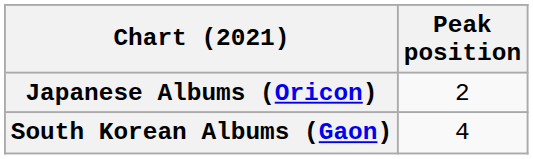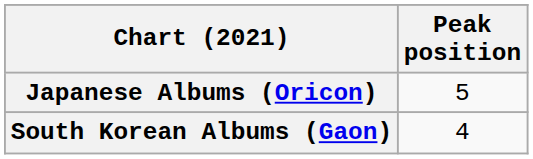(462, 93) 2 -> (462, 93) 5
